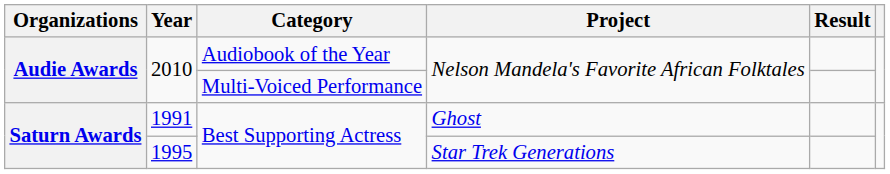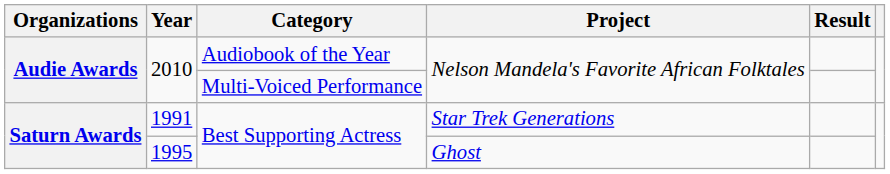(456, 119) Ghost -> (523, 119) Star Trek Generations
(523, 151) Star Trek Generations -> (456, 151) Ghost
